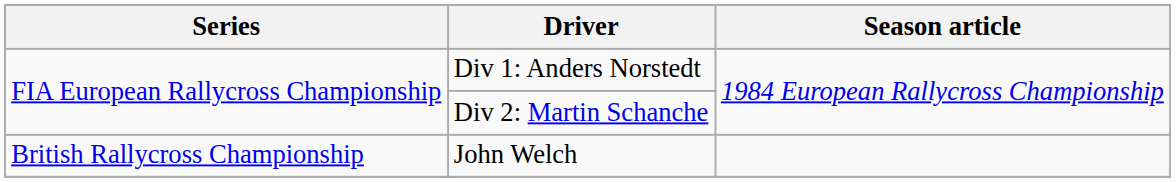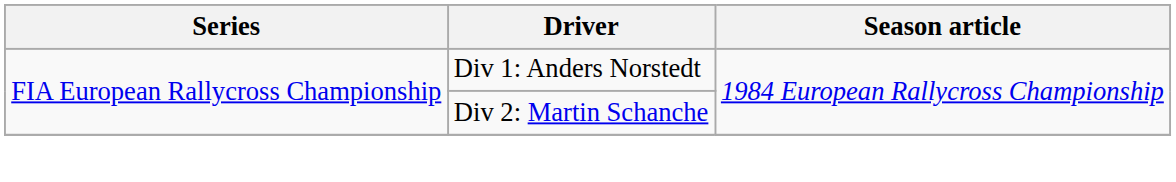- row: (516, 155)
